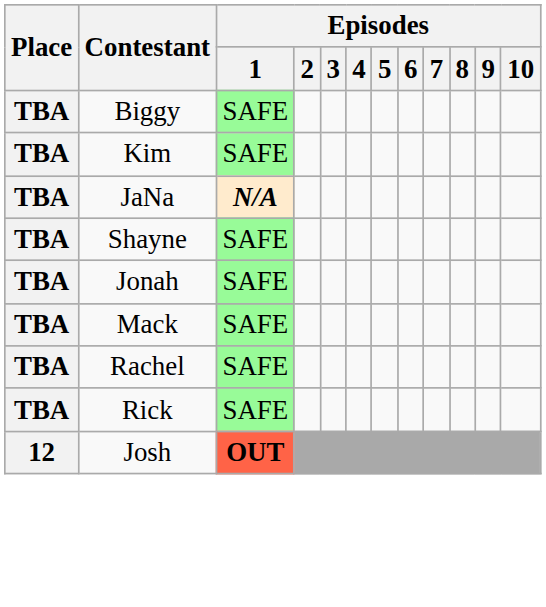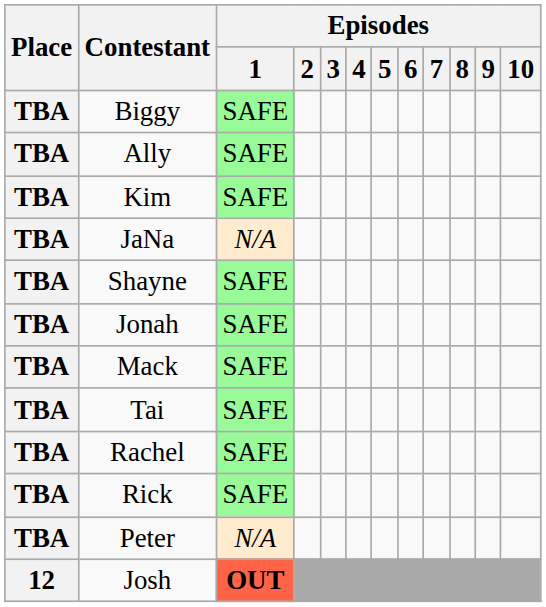+ row: (147, 153)
(255, 196) bold -> (255, 238) normal
+ row: (147, 409)
+ row: (147, 537)
